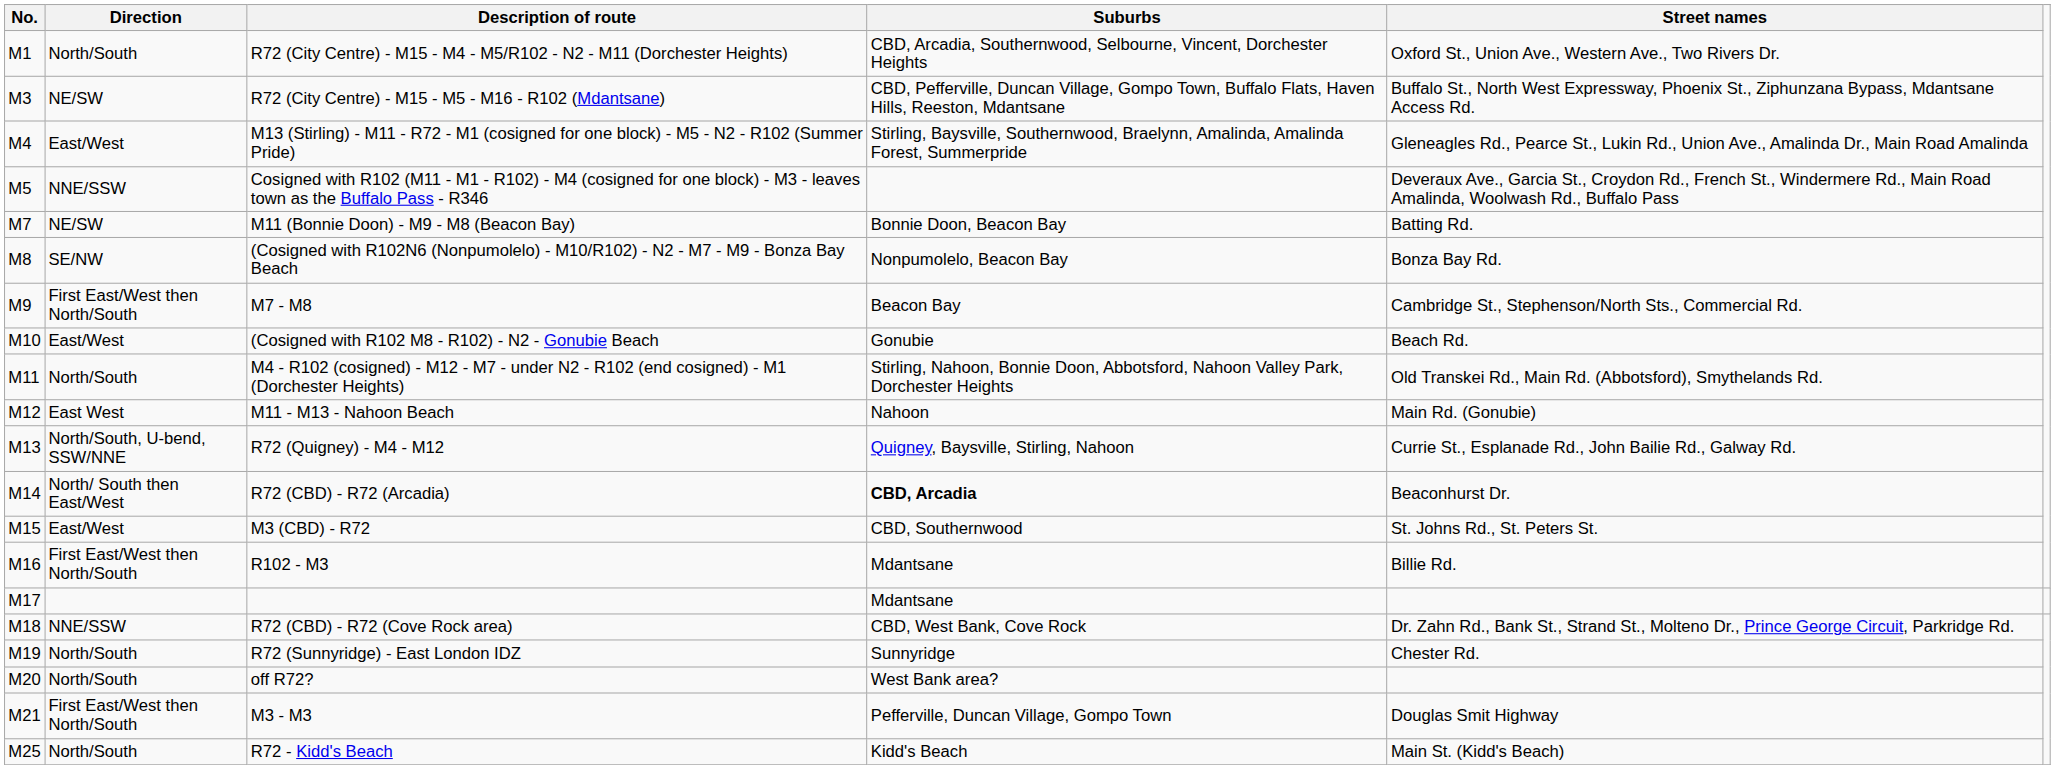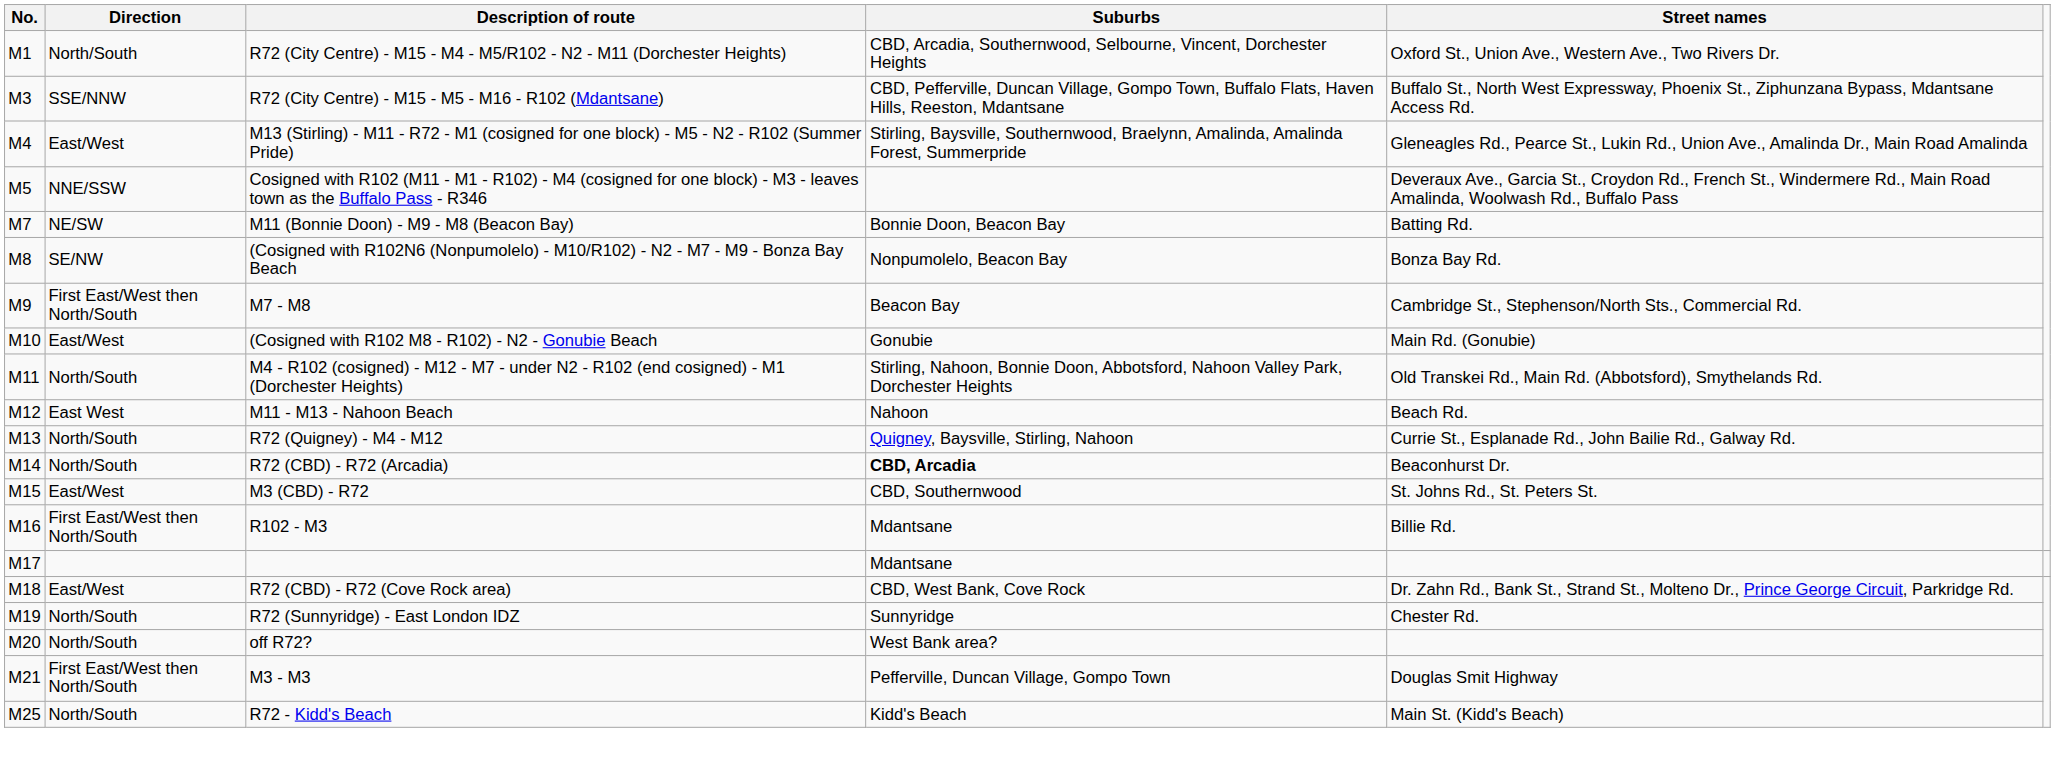(76, 98) NE/SW -> (87, 98) SSE/NNW
(1430, 341) Beach Rd. -> (1463, 341) Main Rd. (Gonubie)
(1464, 412) Main Rd. (Gonubie) -> (1429, 412) Beach Rd.
(127, 448) North/South, U-bend, SSW/NNE -> (93, 439) North/South
(114, 493) North/ South then East/West -> (93, 465) North/South
(87, 627) NNE/SSW -> (86, 589) East/West
